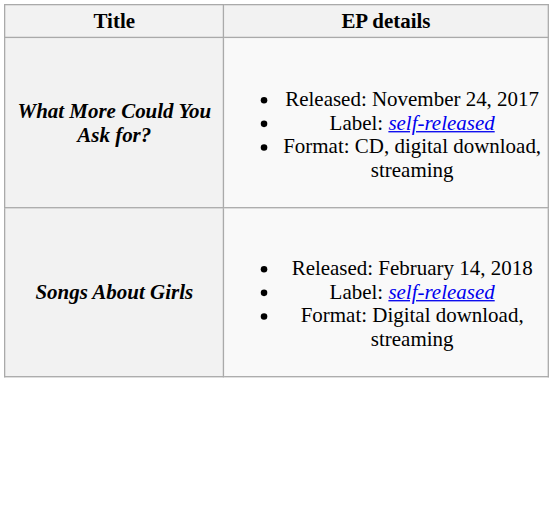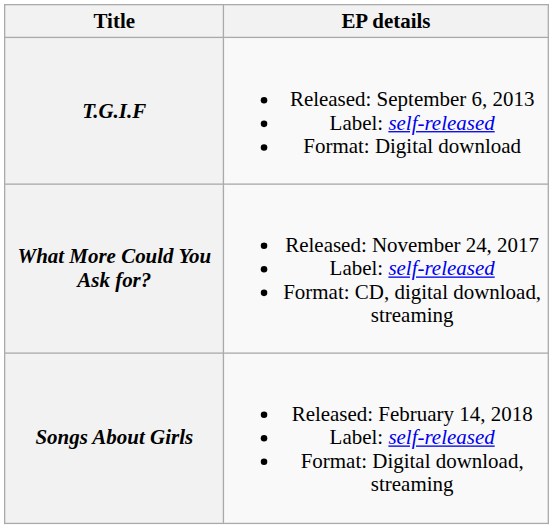+ row: (114, 110)
